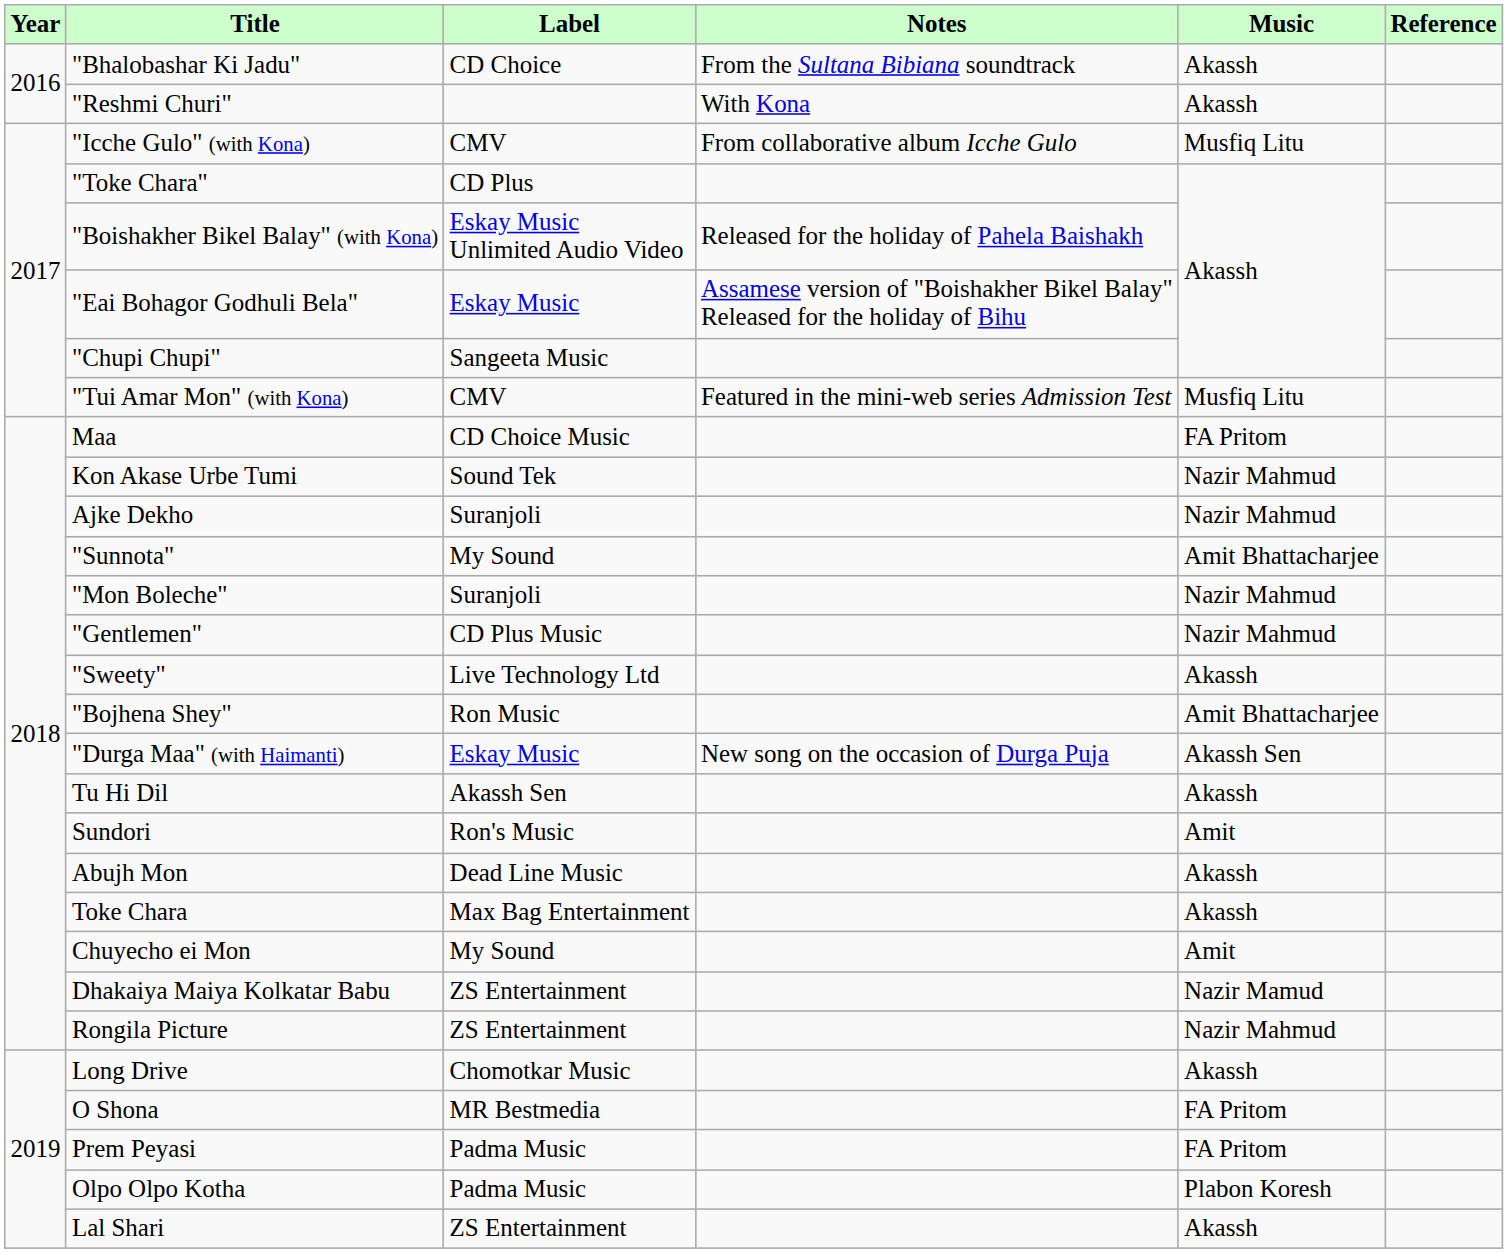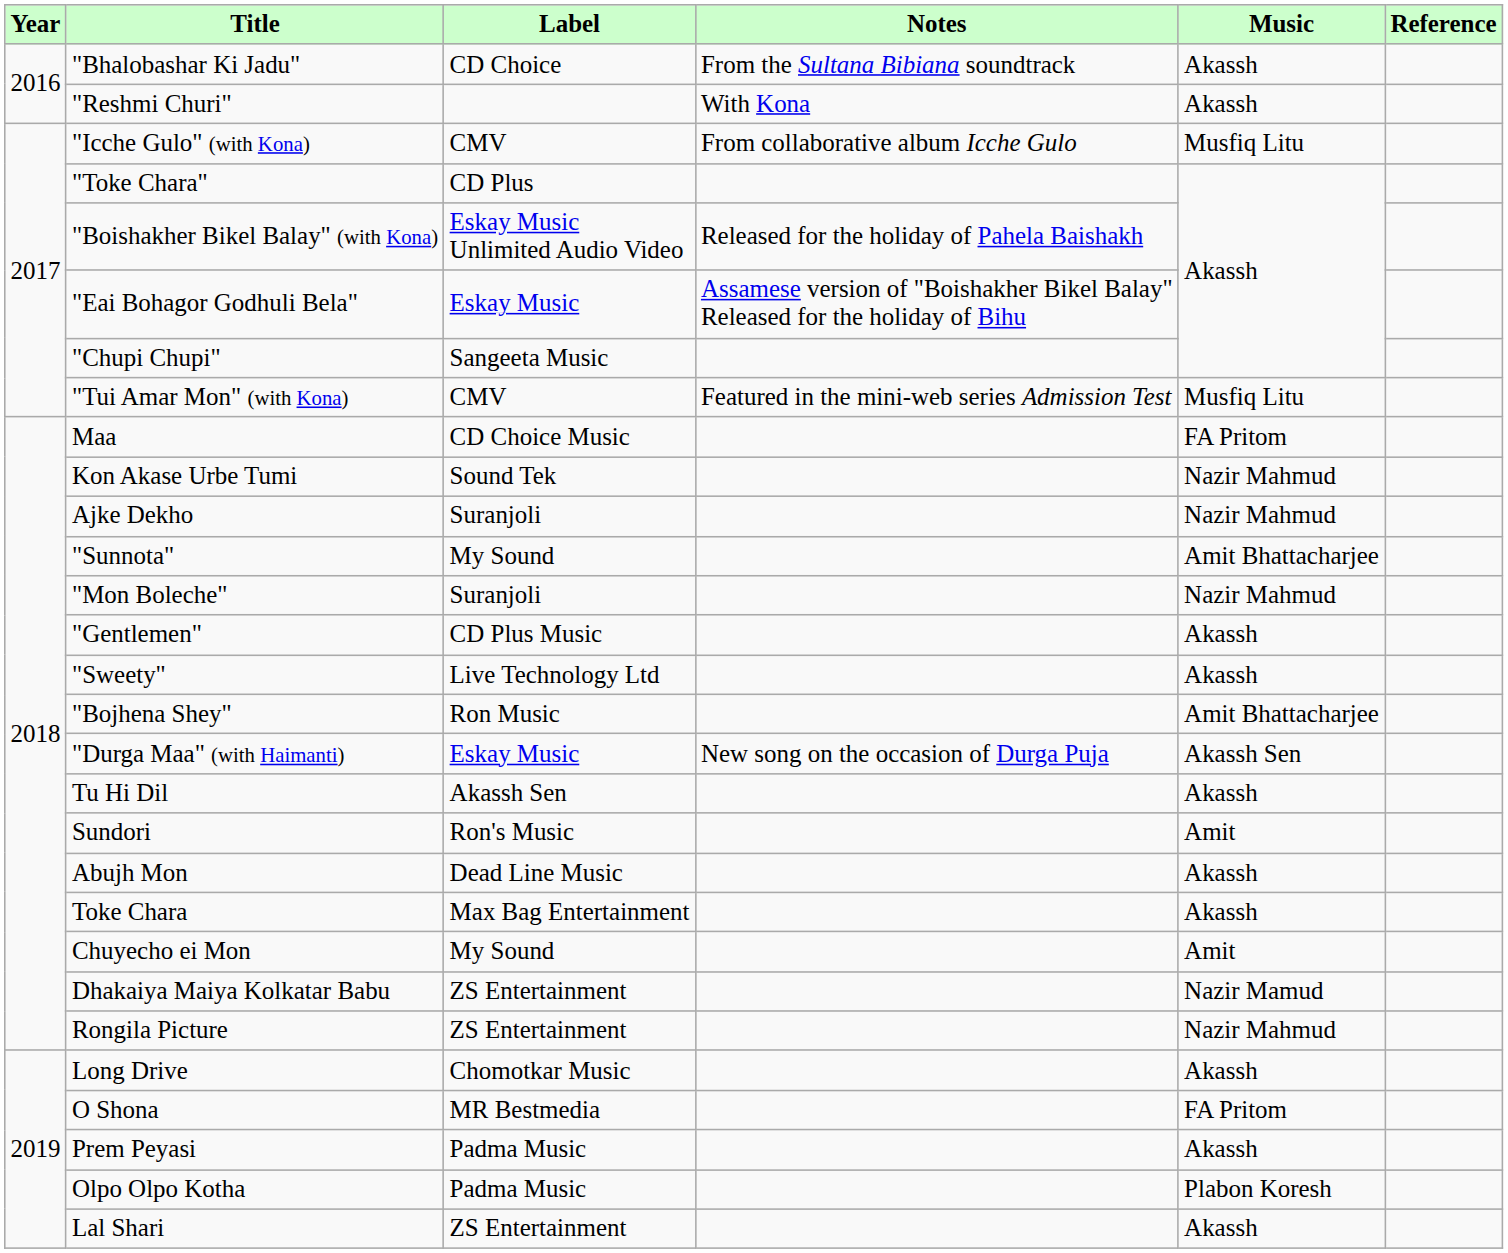(1260, 634) Nazir Mahmud -> (1221, 634) Akassh
(1236, 1149) FA Pritom -> (1221, 1149) Akassh
